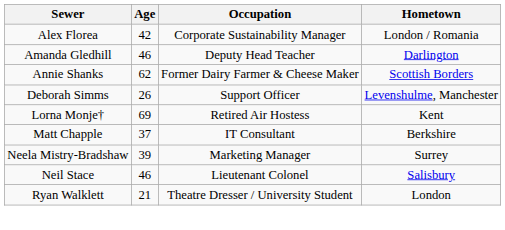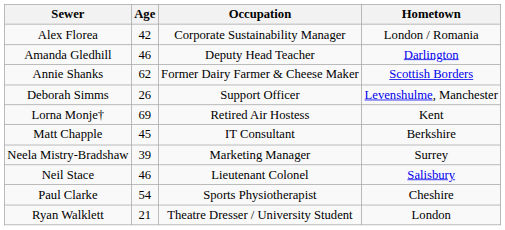(145, 134) 37 -> (145, 134) 45
+ row: (68, 194)
